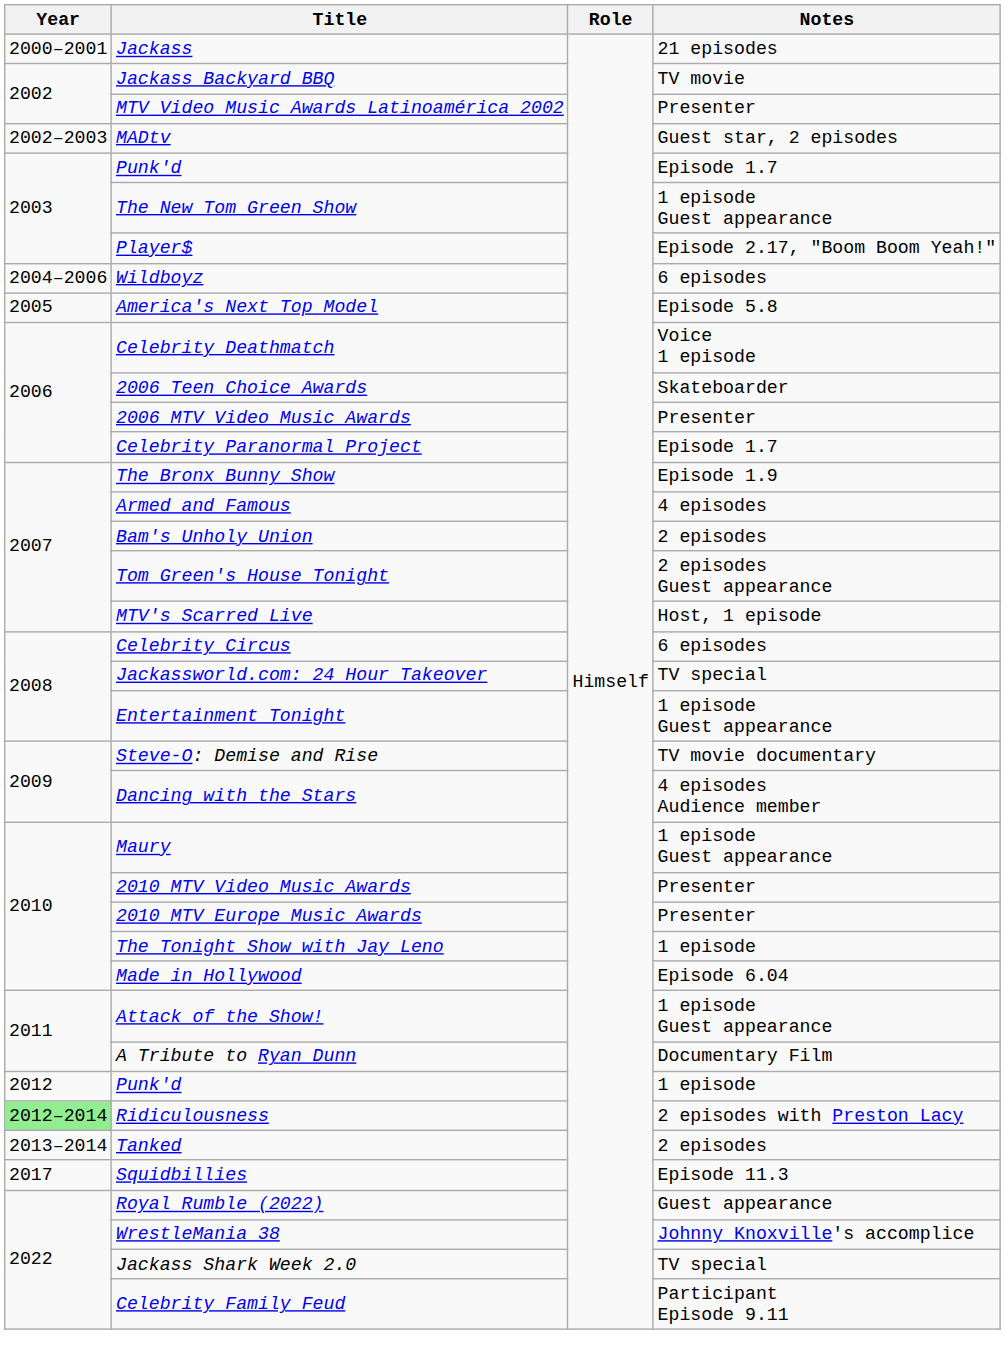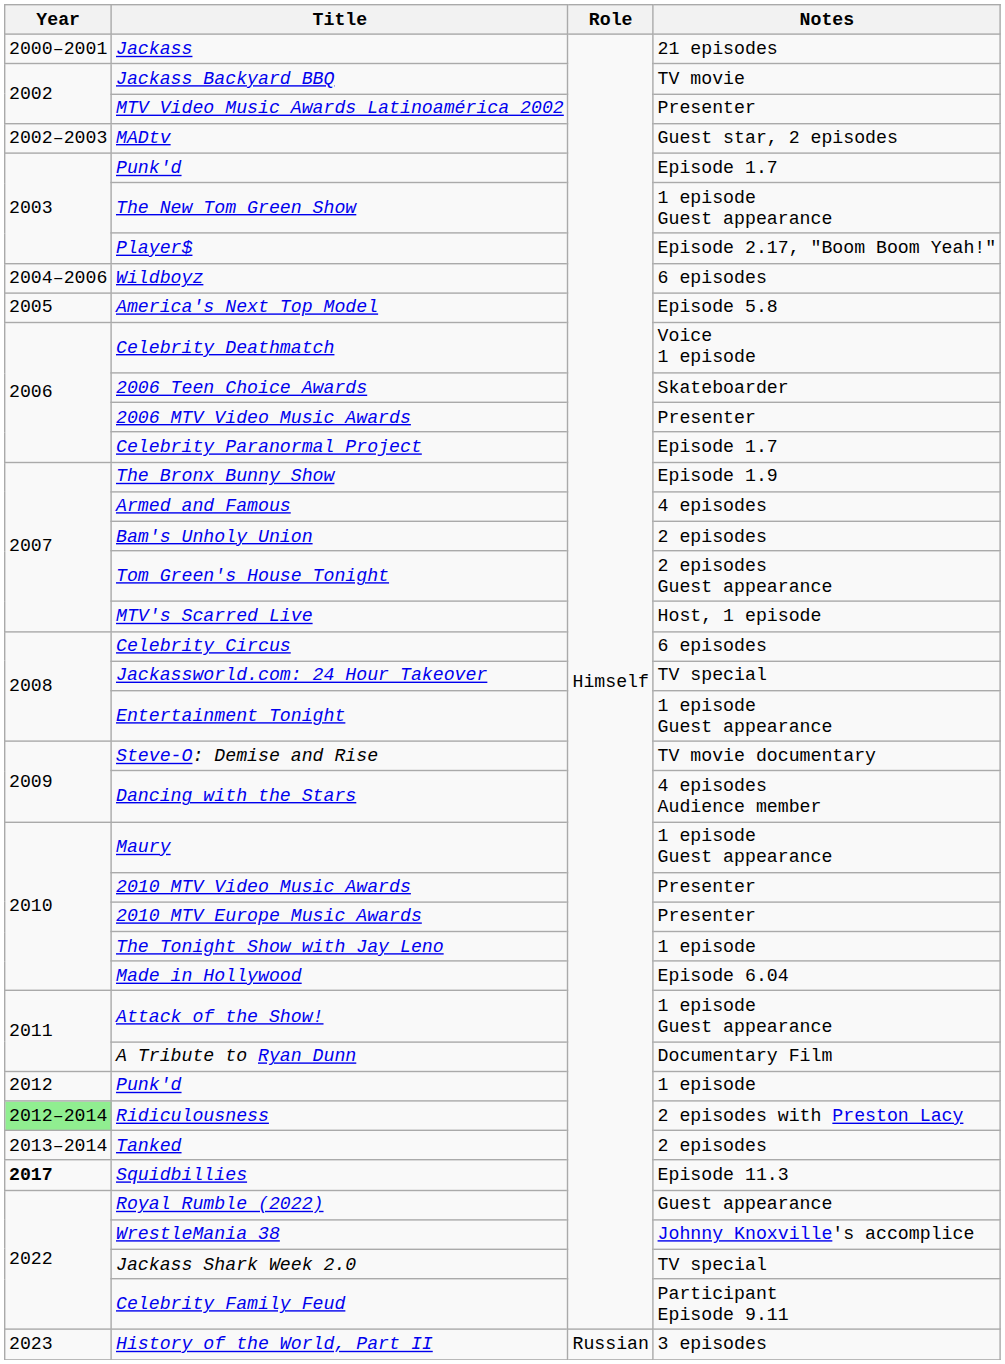(31, 1175) normal -> (31, 1175) bold
+ row: (274, 1344)
